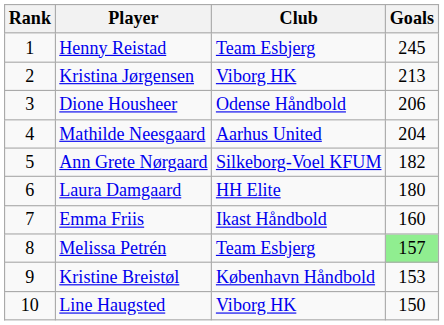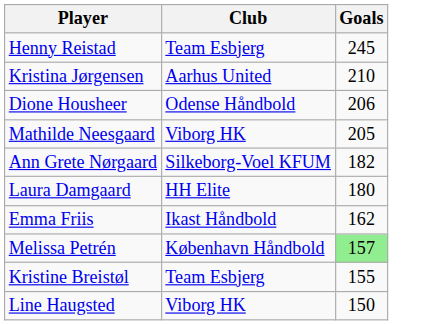- column: (30, 18)
(256, 76) Viborg HK -> (218, 76) Aarhus United
(412, 76) 213 -> (361, 76) 210
(269, 133) Aarhus United -> (206, 133) Viborg HK
(412, 133) 204 -> (361, 133) 205
(412, 219) 160 -> (361, 219) 162
(266, 248) Team Esbjerg -> (245, 248) København Håndbold
(295, 276) København Håndbold -> (215, 276) Team Esbjerg
(412, 276) 153 -> (361, 276) 155
